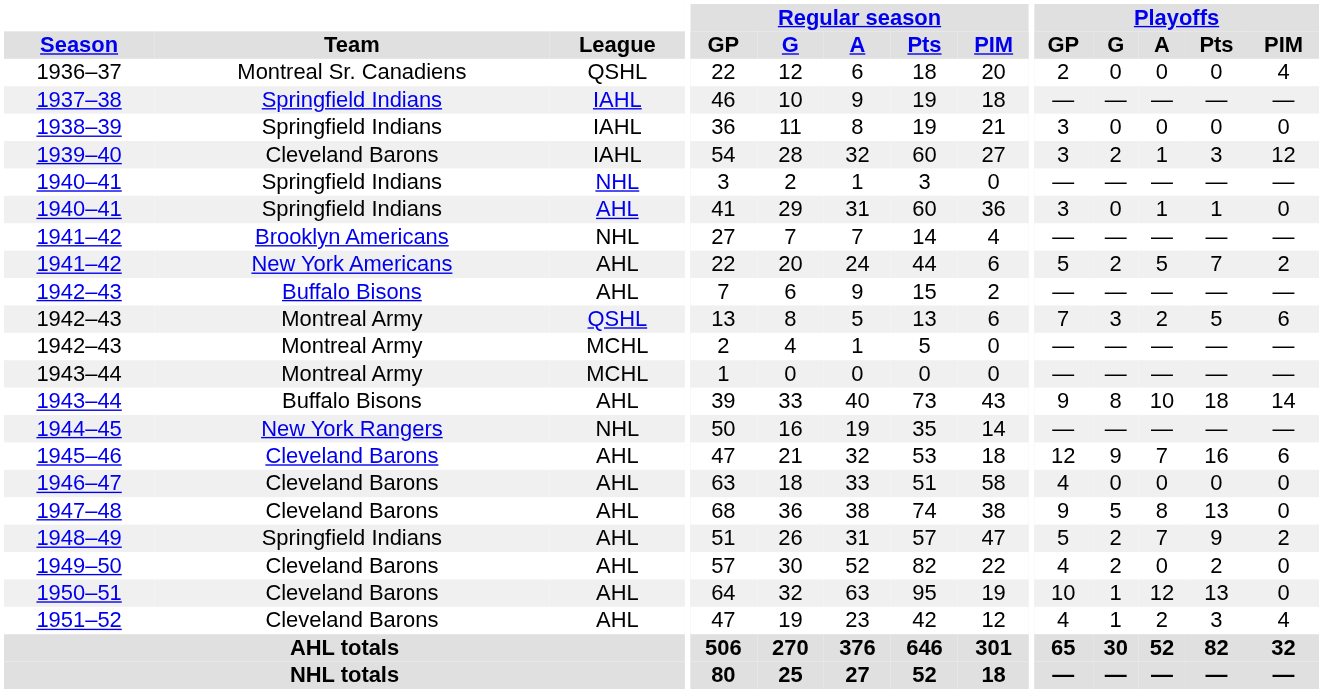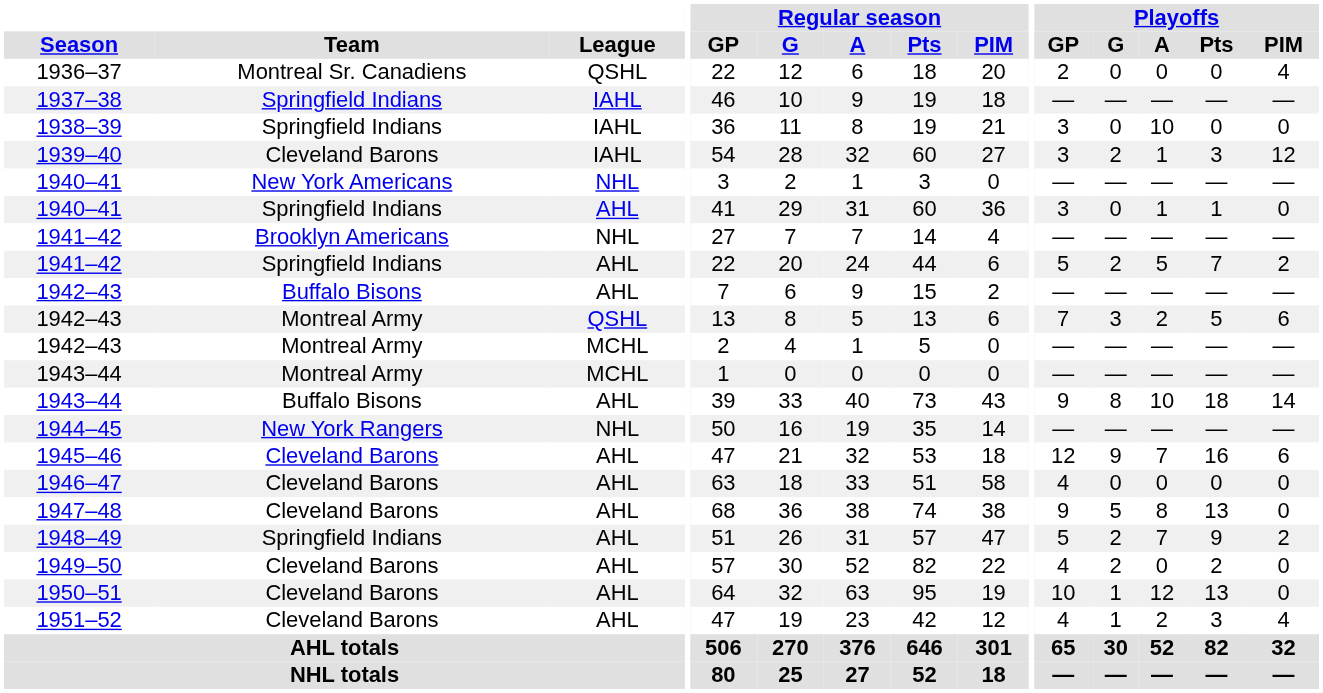(1162, 127) 0 -> (1162, 127) 10
(352, 181) Springfield Indians -> (352, 181) New York Americans
(352, 264) New York Americans -> (352, 264) Springfield Indians
